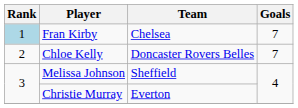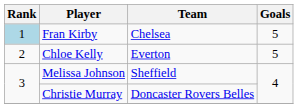(275, 34) 7 -> (275, 34) 5
(192, 53) Doncaster Rovers Belles -> (151, 53) Everton
(275, 53) 7 -> (275, 53) 5
(151, 93) Everton -> (192, 93) Doncaster Rovers Belles
